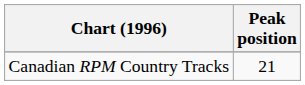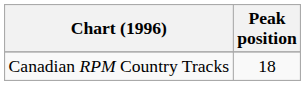(267, 66) 21 -> (267, 66) 18
